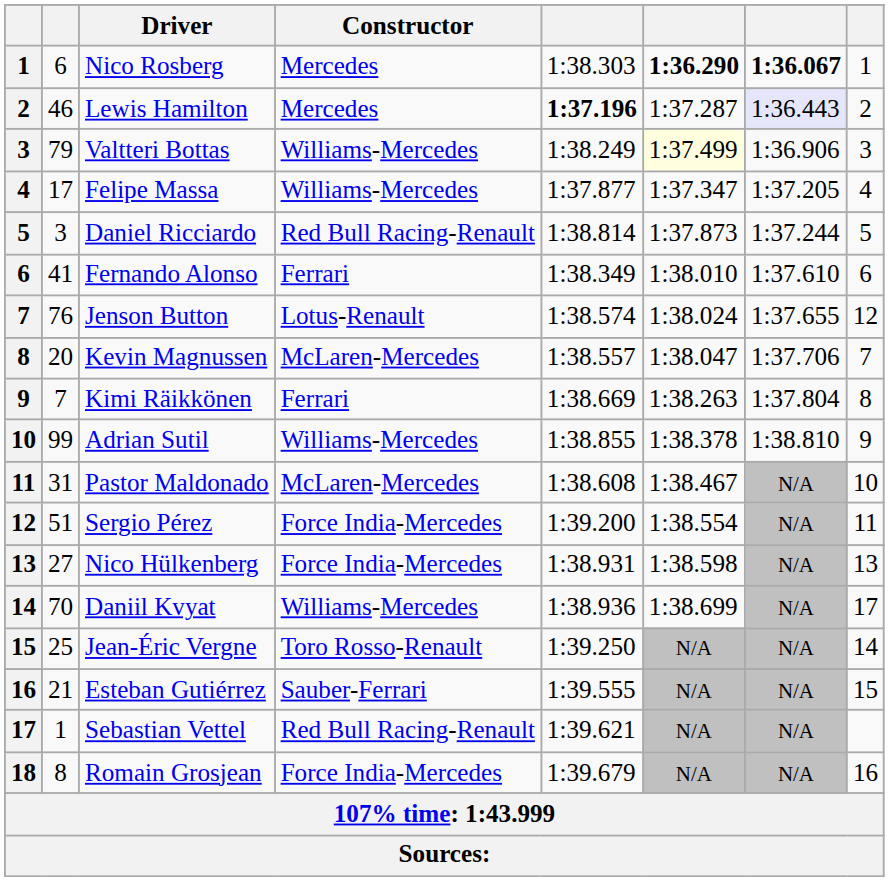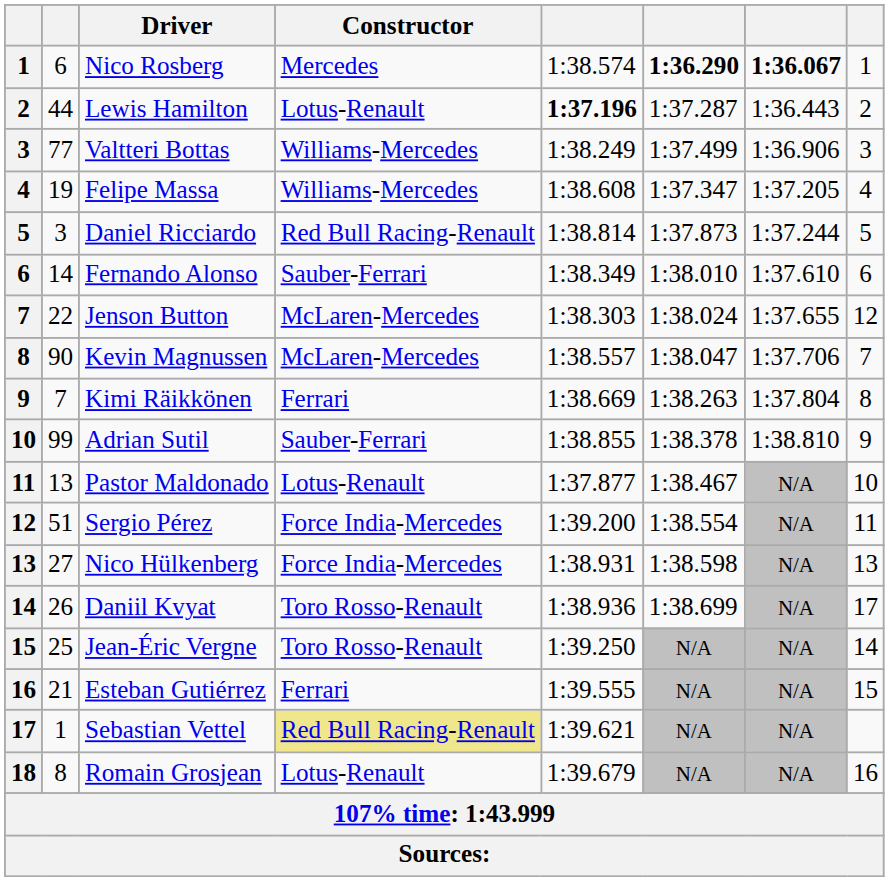(591, 66) 1:38.303 -> (591, 66) 1:38.574
(61, 107) 46 -> (61, 107) 44
(330, 107) Mercedes -> (353, 107) Lotus-Renault
(795, 107) lavender background -> (795, 107) no background
(61, 149) 79 -> (61, 149) 77
(693, 149) lightyellow background -> (693, 149) no background
(61, 190) 17 -> (61, 190) 19
(591, 190) 1:37.877 -> (591, 190) 1:38.608
(61, 273) 41 -> (61, 273) 14
(315, 273) Ferrari -> (354, 273) Sauber-Ferrari
(61, 315) 76 -> (61, 315) 22
(353, 315) Lotus-Renault -> (380, 315) McLaren-Mercedes
(591, 315) 1:38.574 -> (591, 315) 1:38.303
(61, 356) 20 -> (61, 356) 90
(379, 439) Williams-Mercedes -> (354, 439) Sauber-Ferrari
(61, 481) 31 -> (61, 481) 13
(380, 481) McLaren-Mercedes -> (353, 481) Lotus-Renault
(591, 481) 1:38.608 -> (591, 481) 1:37.877
(61, 605) 70 -> (61, 605) 26
(379, 605) Williams-Mercedes -> (381, 605) Toro Rosso-Renault
(354, 688) Sauber-Ferrari -> (315, 688) Ferrari
(408, 730) no background -> (408, 730) khaki background
(391, 772) Force India-Mercedes -> (353, 772) Lotus-Renault
